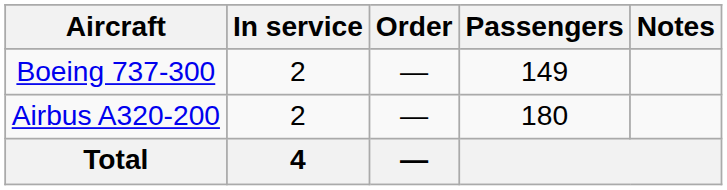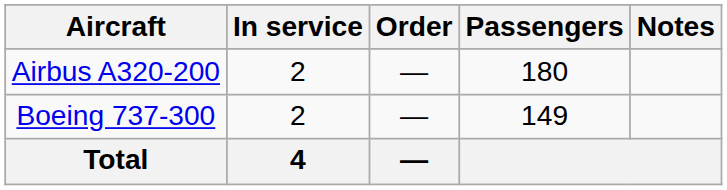rows swapped: (116, 116) <-> (116, 71)
